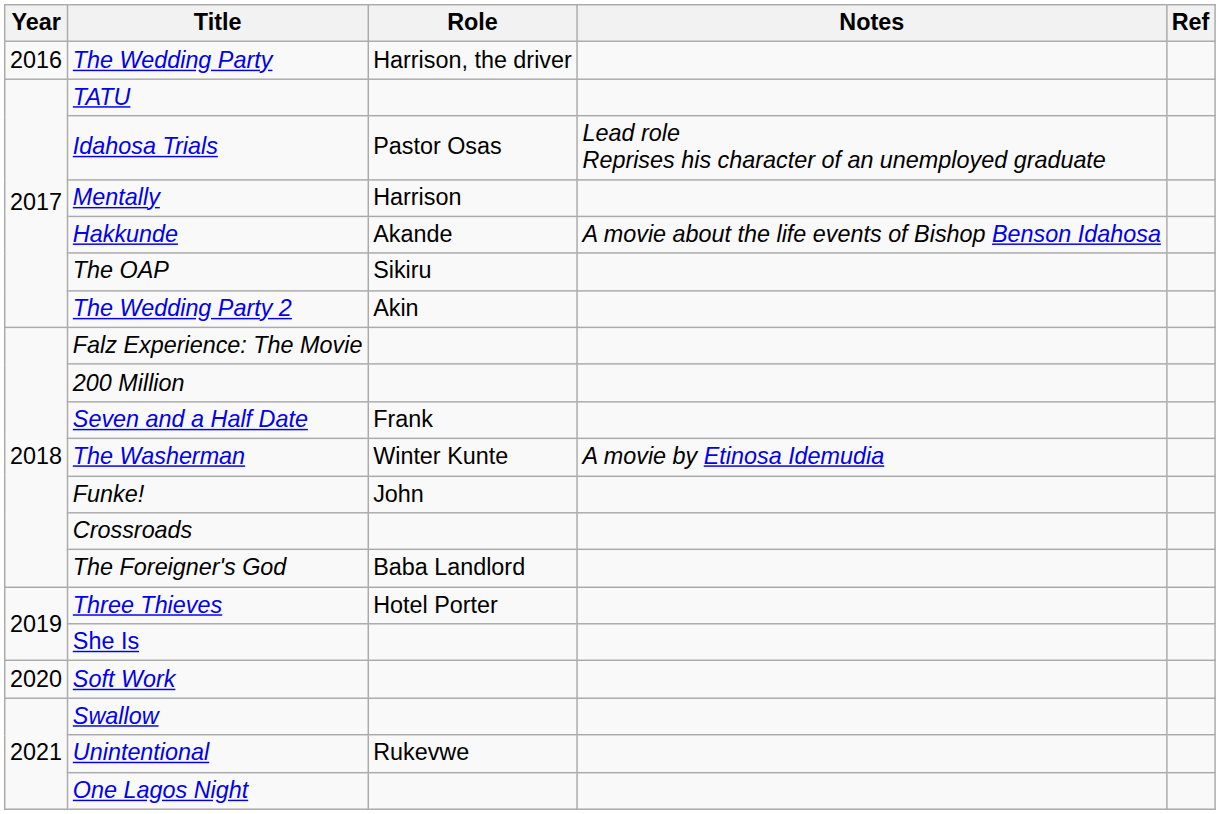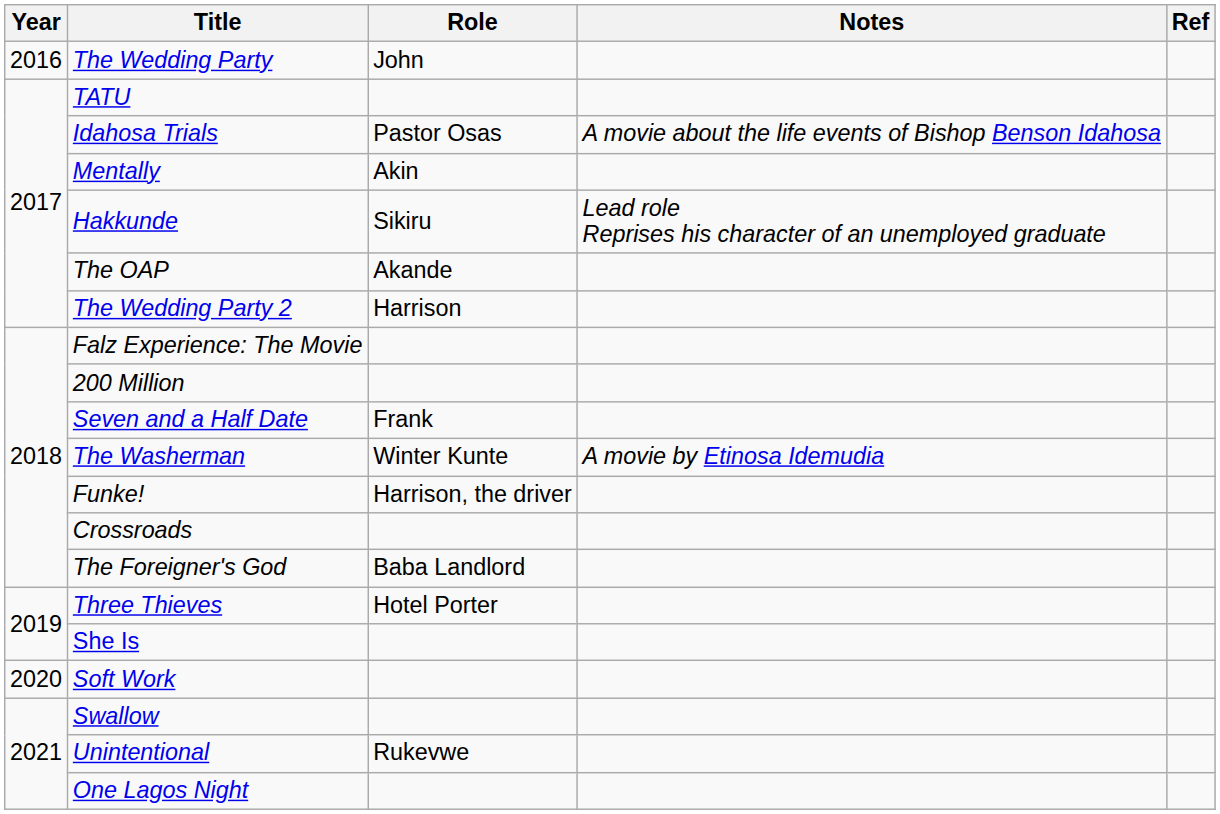(472, 60) Harrison, the driver -> (398, 60) John
(844, 147) Lead role Reprises his character of an unemployed graduate -> (872, 134) A movie about the life events of Bishop Benson Idahosa
(417, 197) Harrison -> (396, 171) Akin
(413, 234) Akande -> (402, 221) Sikiru
(872, 234) A movie about the life events of Bishop Benson Idahosa -> (844, 221) Lead role Reprises his character of an unemployed graduate
(402, 271) Sikiru -> (413, 271) Akande
(396, 308) Akin -> (417, 308) Harrison
(398, 493) John -> (472, 493) Harrison, the driver
